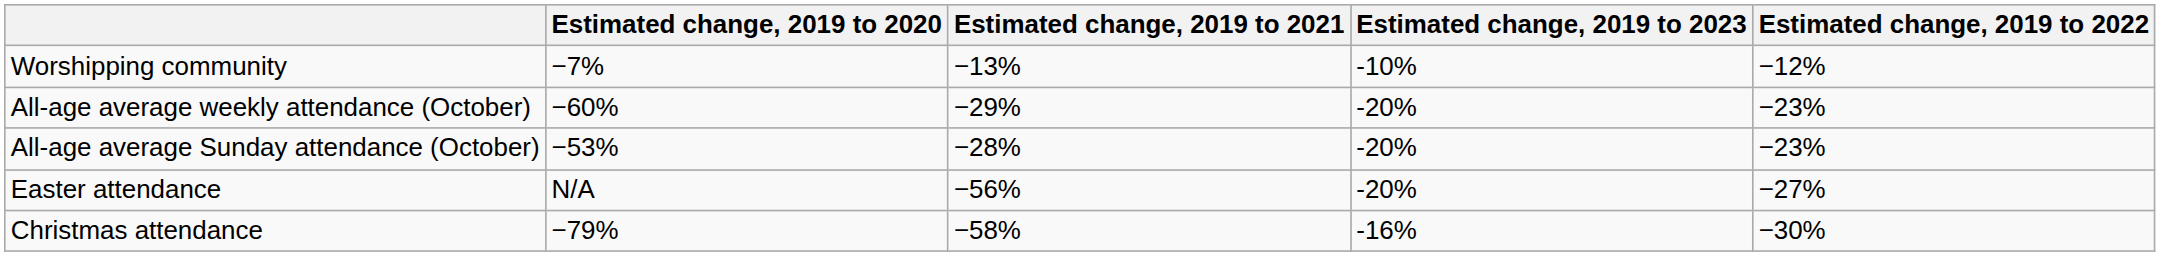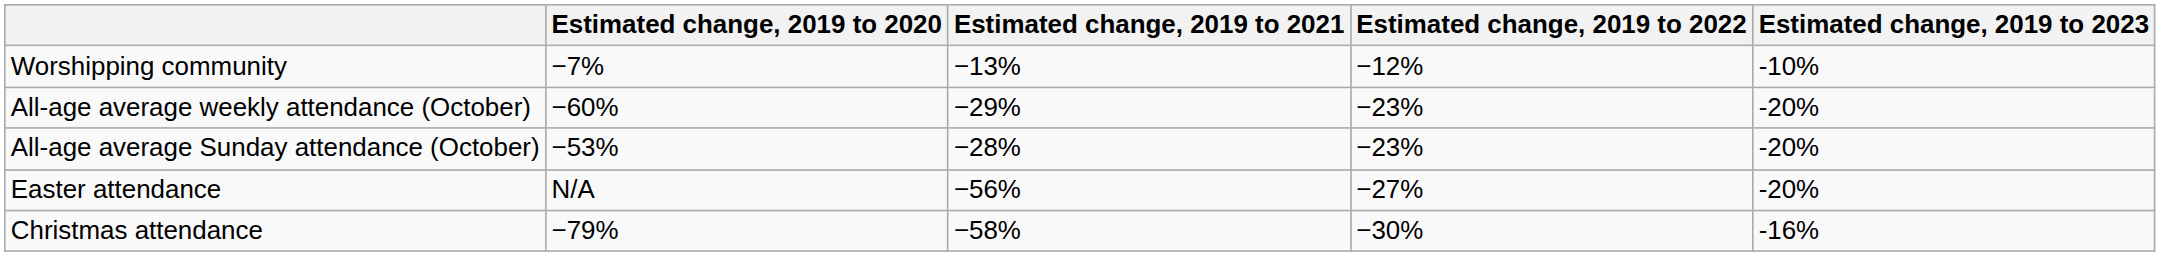columns swapped: (1954, 25) <-> (1551, 25)
